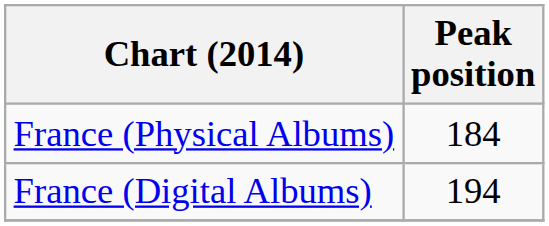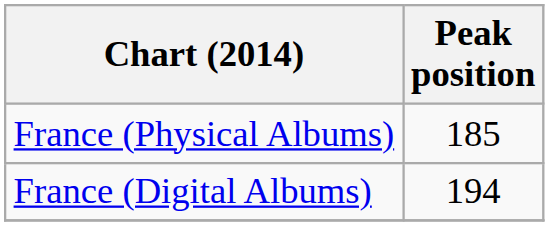(473, 132) 184 -> (473, 132) 185
